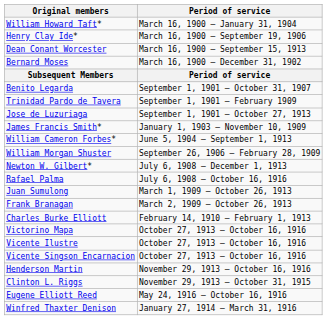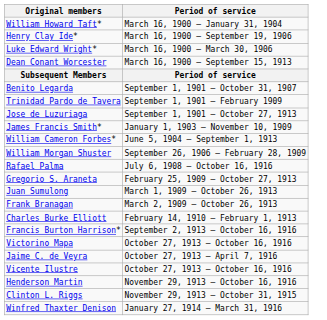+ row: (52, 50)
- row: (37, 62)
- row: (49, 166)
+ row: (52, 179)
+ row: (63, 230)
+ row: (47, 256)
- row: (71, 256)
- row: (52, 295)
